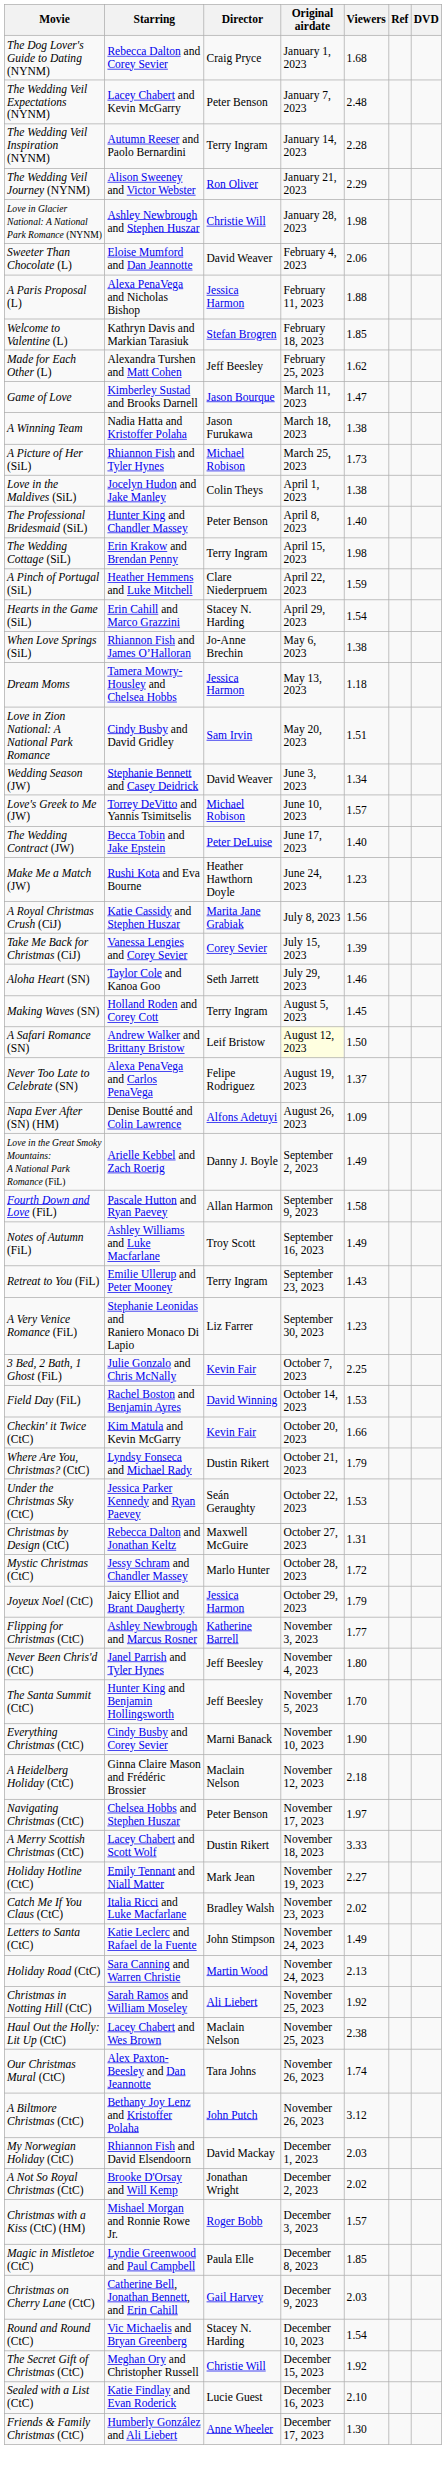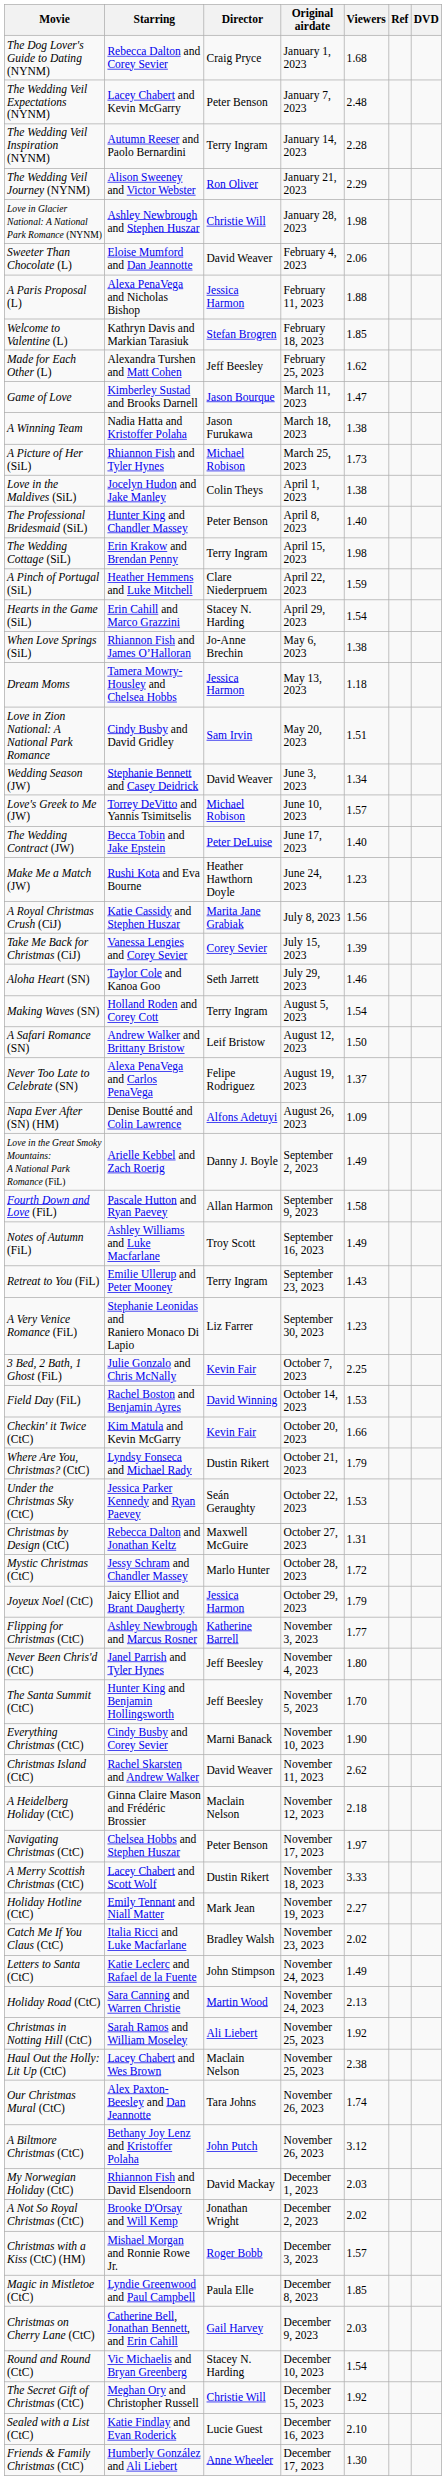(357, 1011) 1.45 -> (357, 1011) 1.54
(309, 1042) lightyellow background -> (309, 1042) no background
+ row: (47, 1770)
